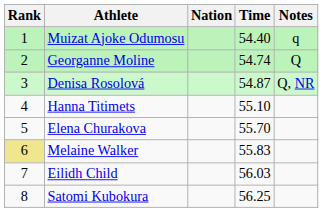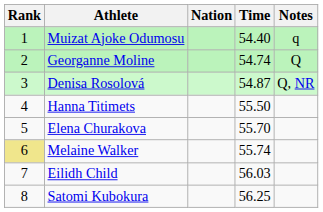(255, 106) 55.10 -> (255, 106) 55.50
(255, 151) 55.83 -> (255, 151) 55.74
